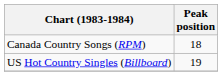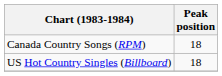(196, 62) 19 -> (196, 62) 18
